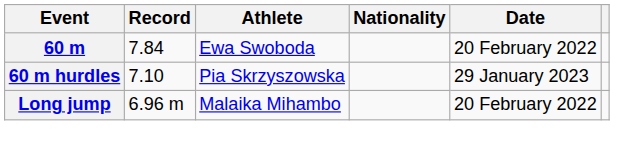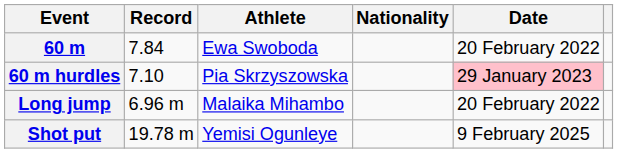(521, 76) no background -> (524, 76) pink background
+ row: (64, 133)
